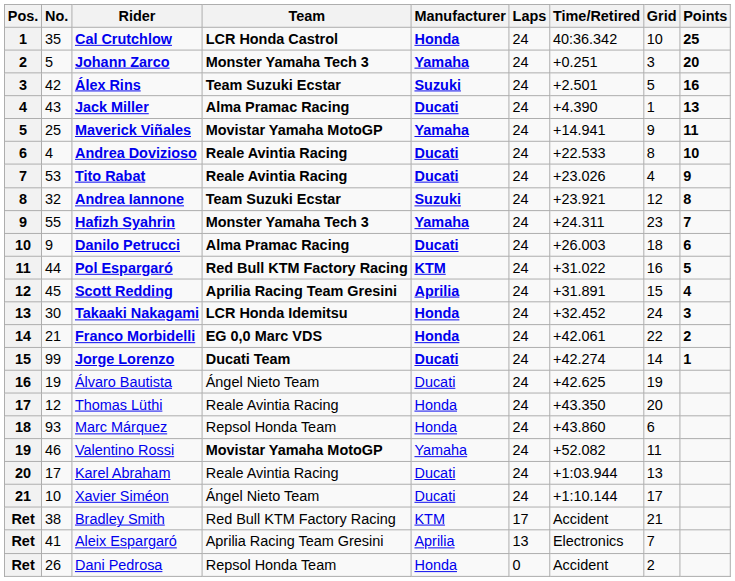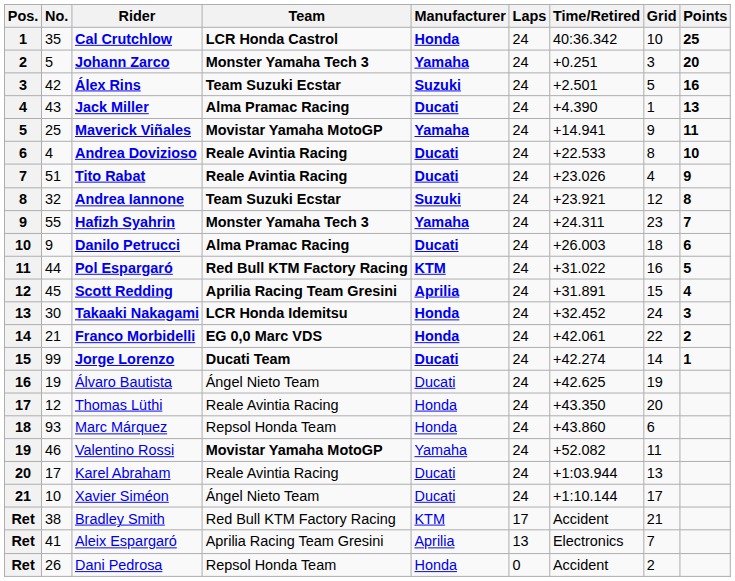(53, 176) 53 -> (53, 176) 51
